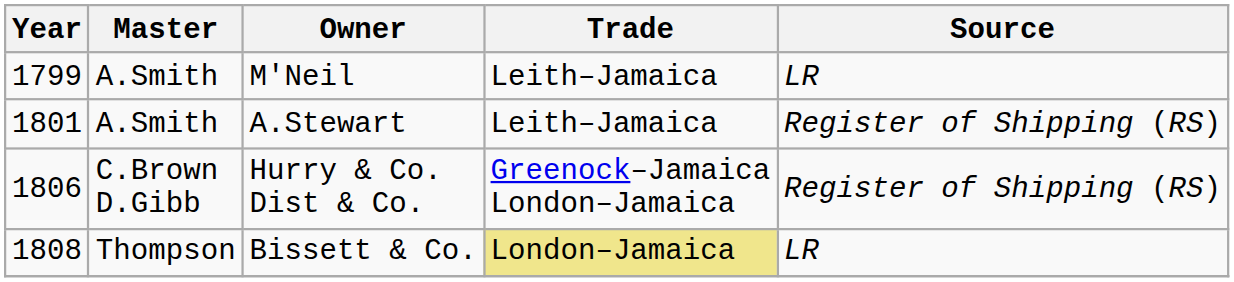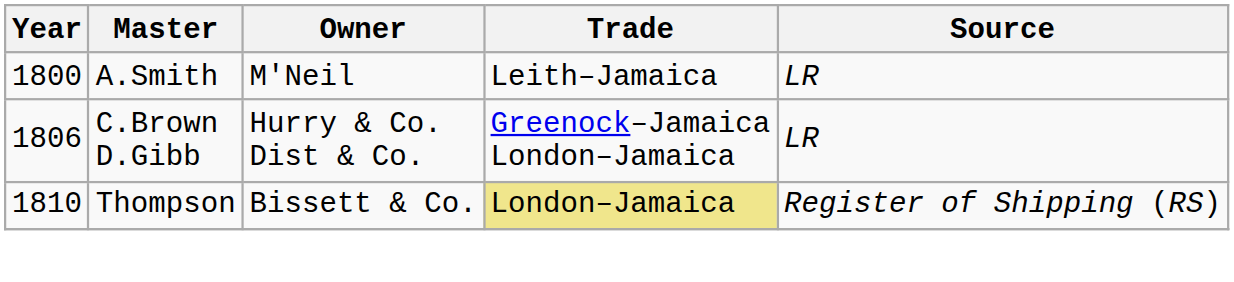(47, 76) 1799 -> (47, 76) 1800
- row: (328, 124)
(1003, 188) Register of Shipping (RS) -> (802, 141) LR
(47, 252) 1808 -> (47, 205) 1810
(802, 252) LR -> (1003, 205) Register of Shipping (RS)
